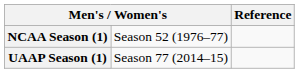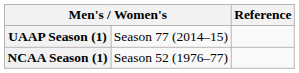rows swapped: (58, 36) <-> (58, 57)
